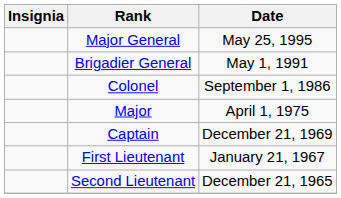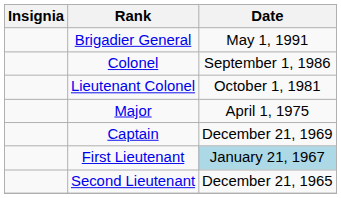- row: (133, 39)
+ row: (133, 87)
(267, 157) no background -> (267, 157) lightblue background
